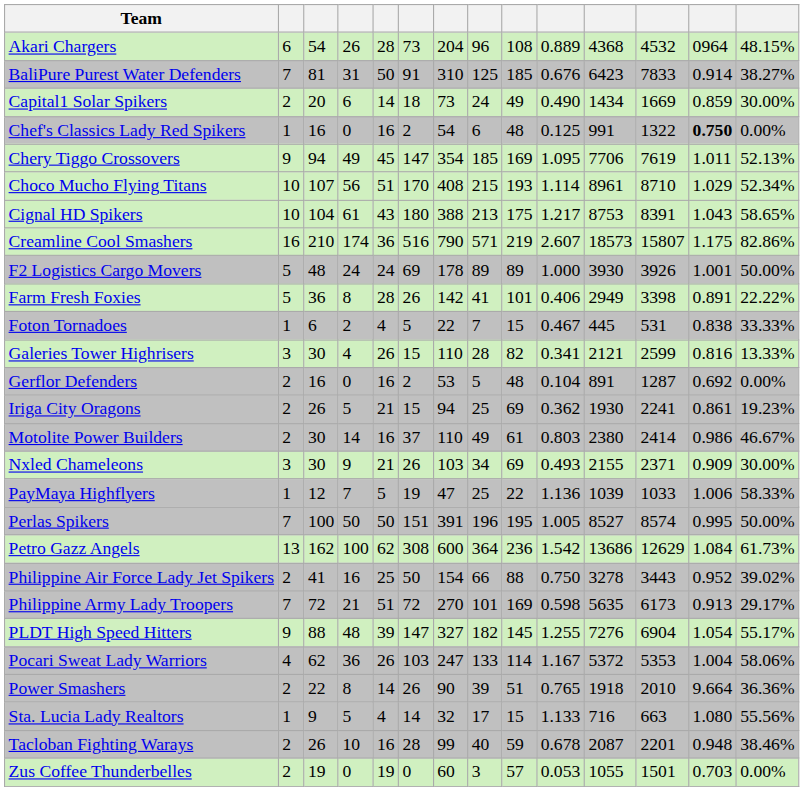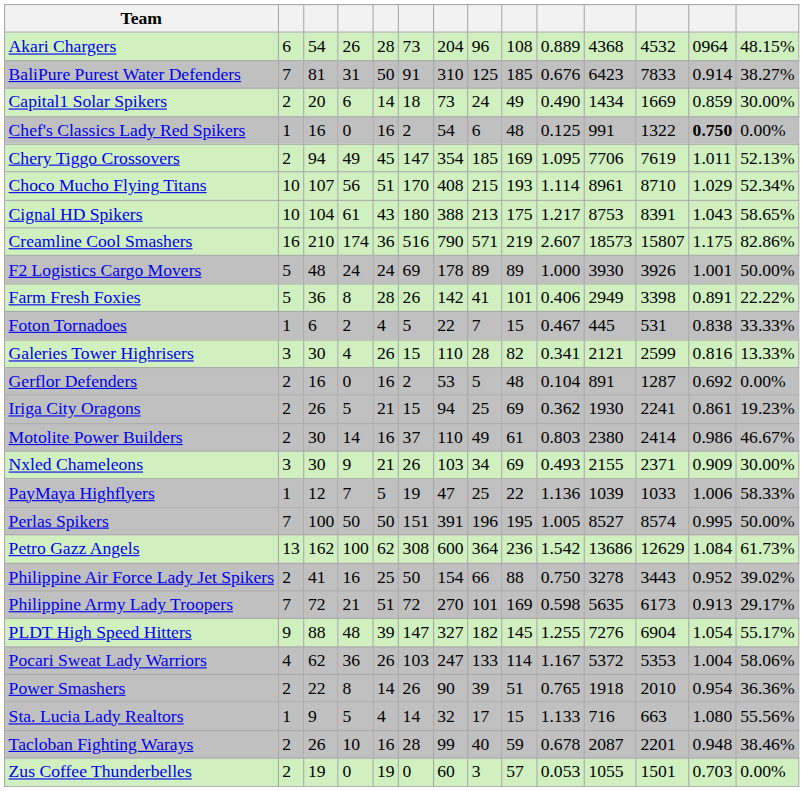(287, 158) 9 -> (287, 158) 2
(712, 688) 9.664 -> (712, 688) 0.954
